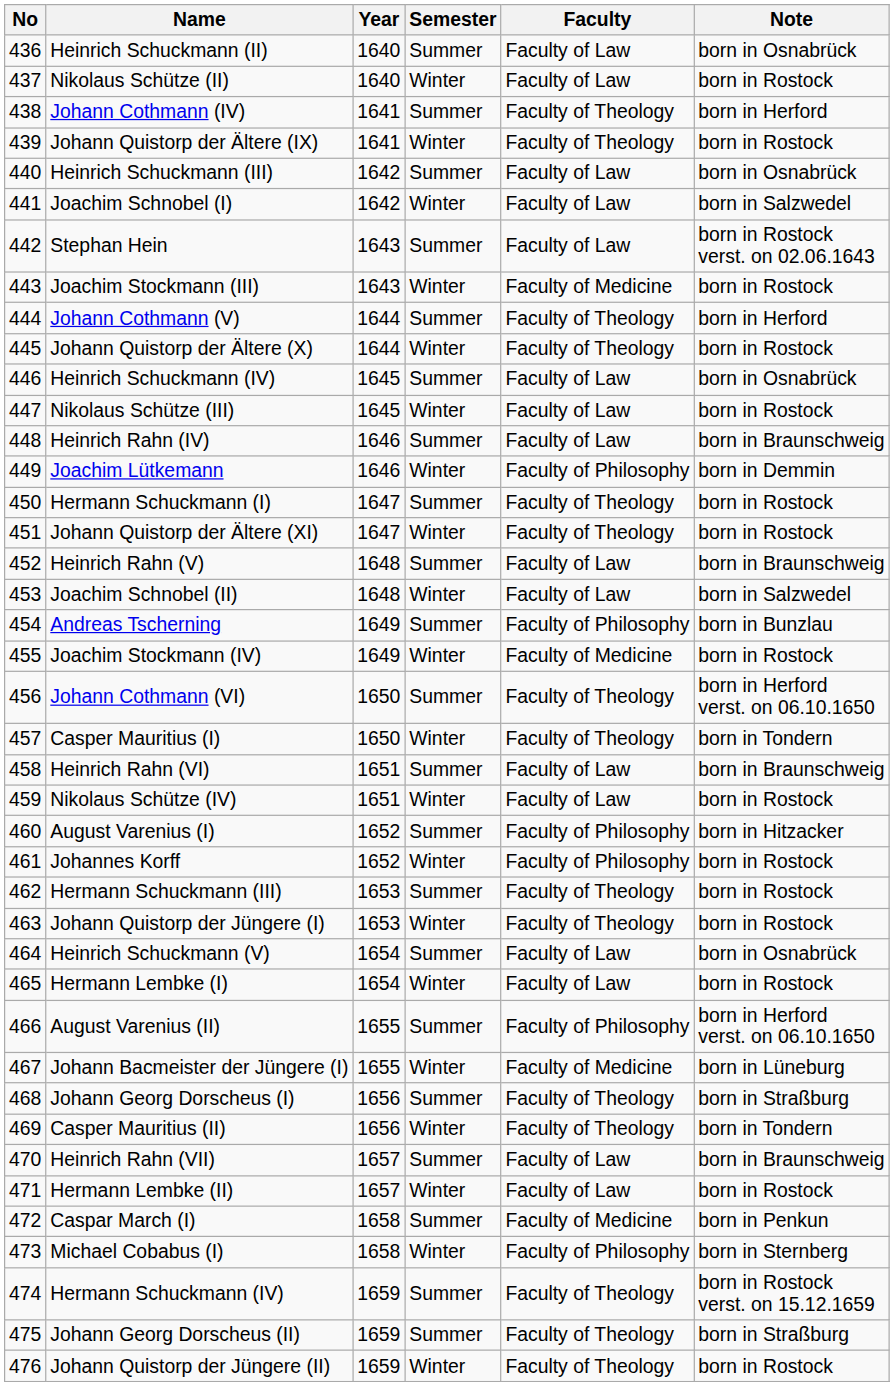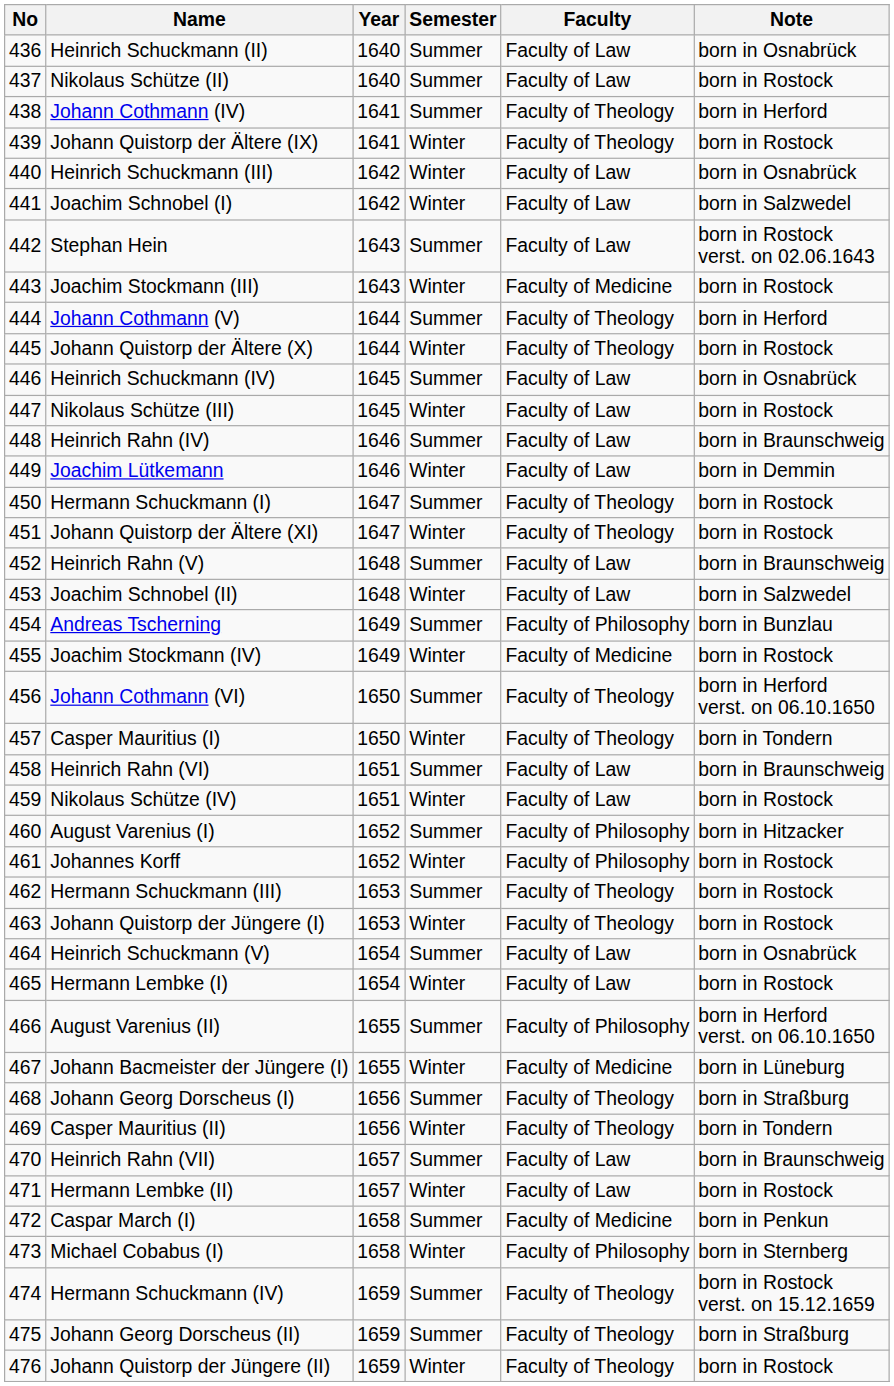(437, 81) Winter -> (446, 81) Summer
(446, 173) Summer -> (437, 173) Winter
(597, 471) Faculty of Philosophy -> (568, 471) Faculty of Law
